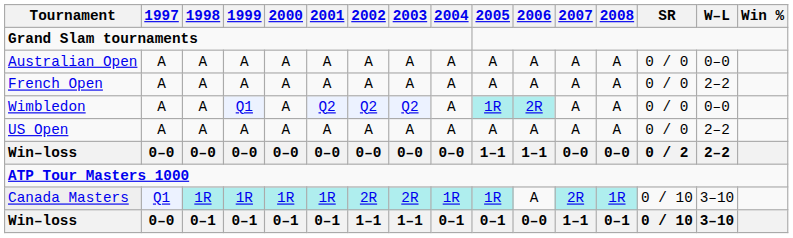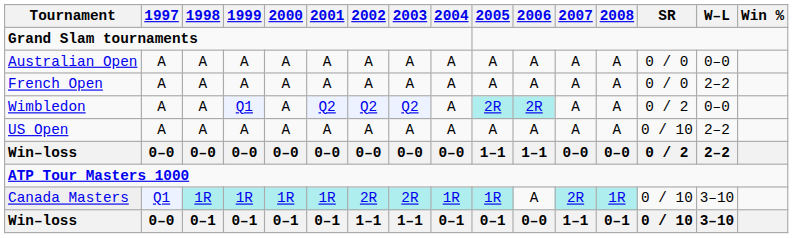(493, 107) 1R -> (493, 107) 2R
(667, 107) 0 / 0 -> (667, 107) 0 / 2
(667, 130) 0 / 0 -> (667, 130) 0 / 10
